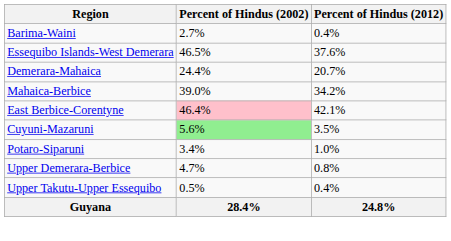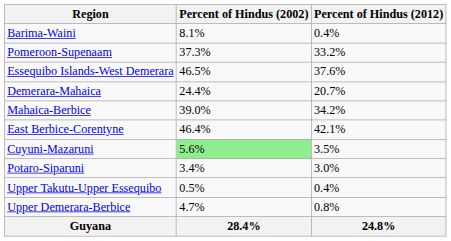(192, 33) 2.7% -> (192, 33) 8.1%
+ row: (60, 52)
(195, 110) pink background -> (195, 129) no background
(327, 149) 1.0% -> (327, 168) 3.0%
rows swapped: (84, 187) <-> (69, 168)
